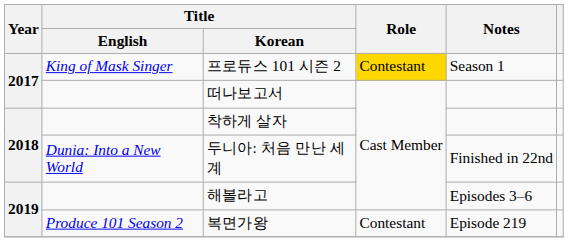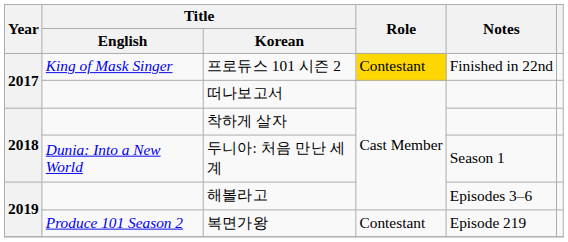(477, 66) Season 1 -> (501, 66) Finished in 22nd
(501, 158) Finished in 22nd -> (477, 158) Season 1
